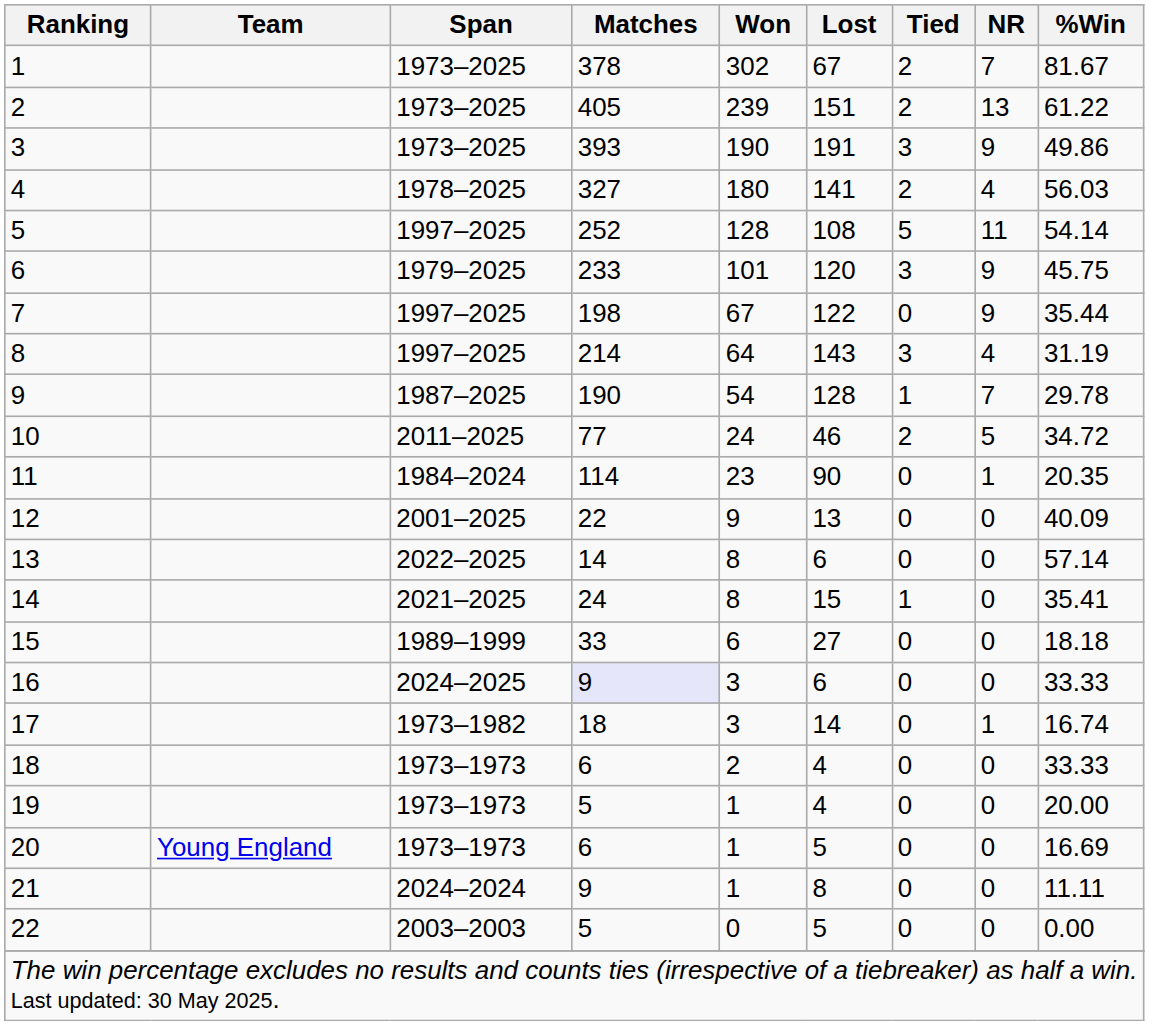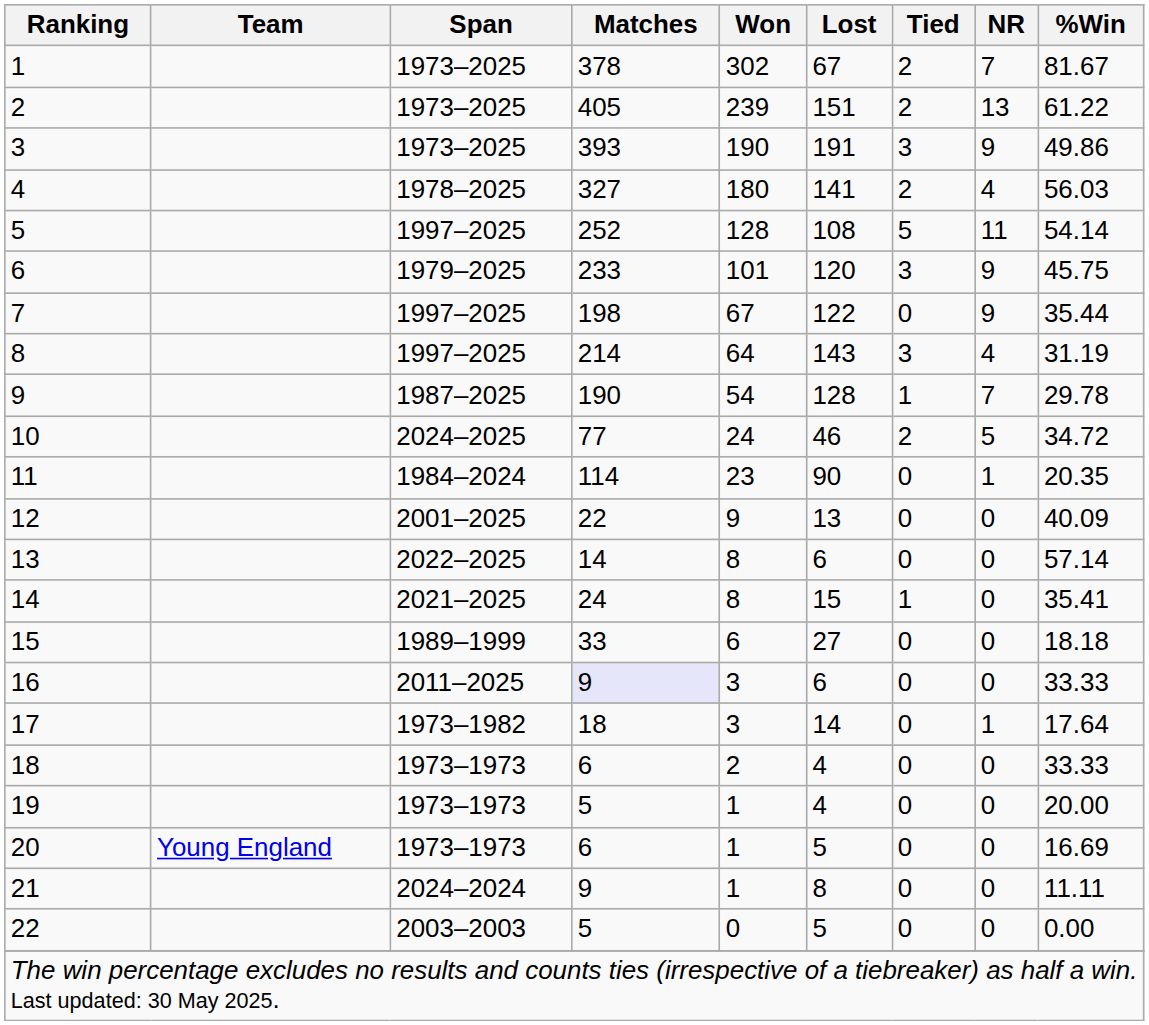(460, 436) 2011–2025 -> (461, 436) 2024–2025
(461, 682) 2024–2025 -> (460, 682) 2011–2025
(1076, 723) 16.74 -> (1076, 723) 17.64
